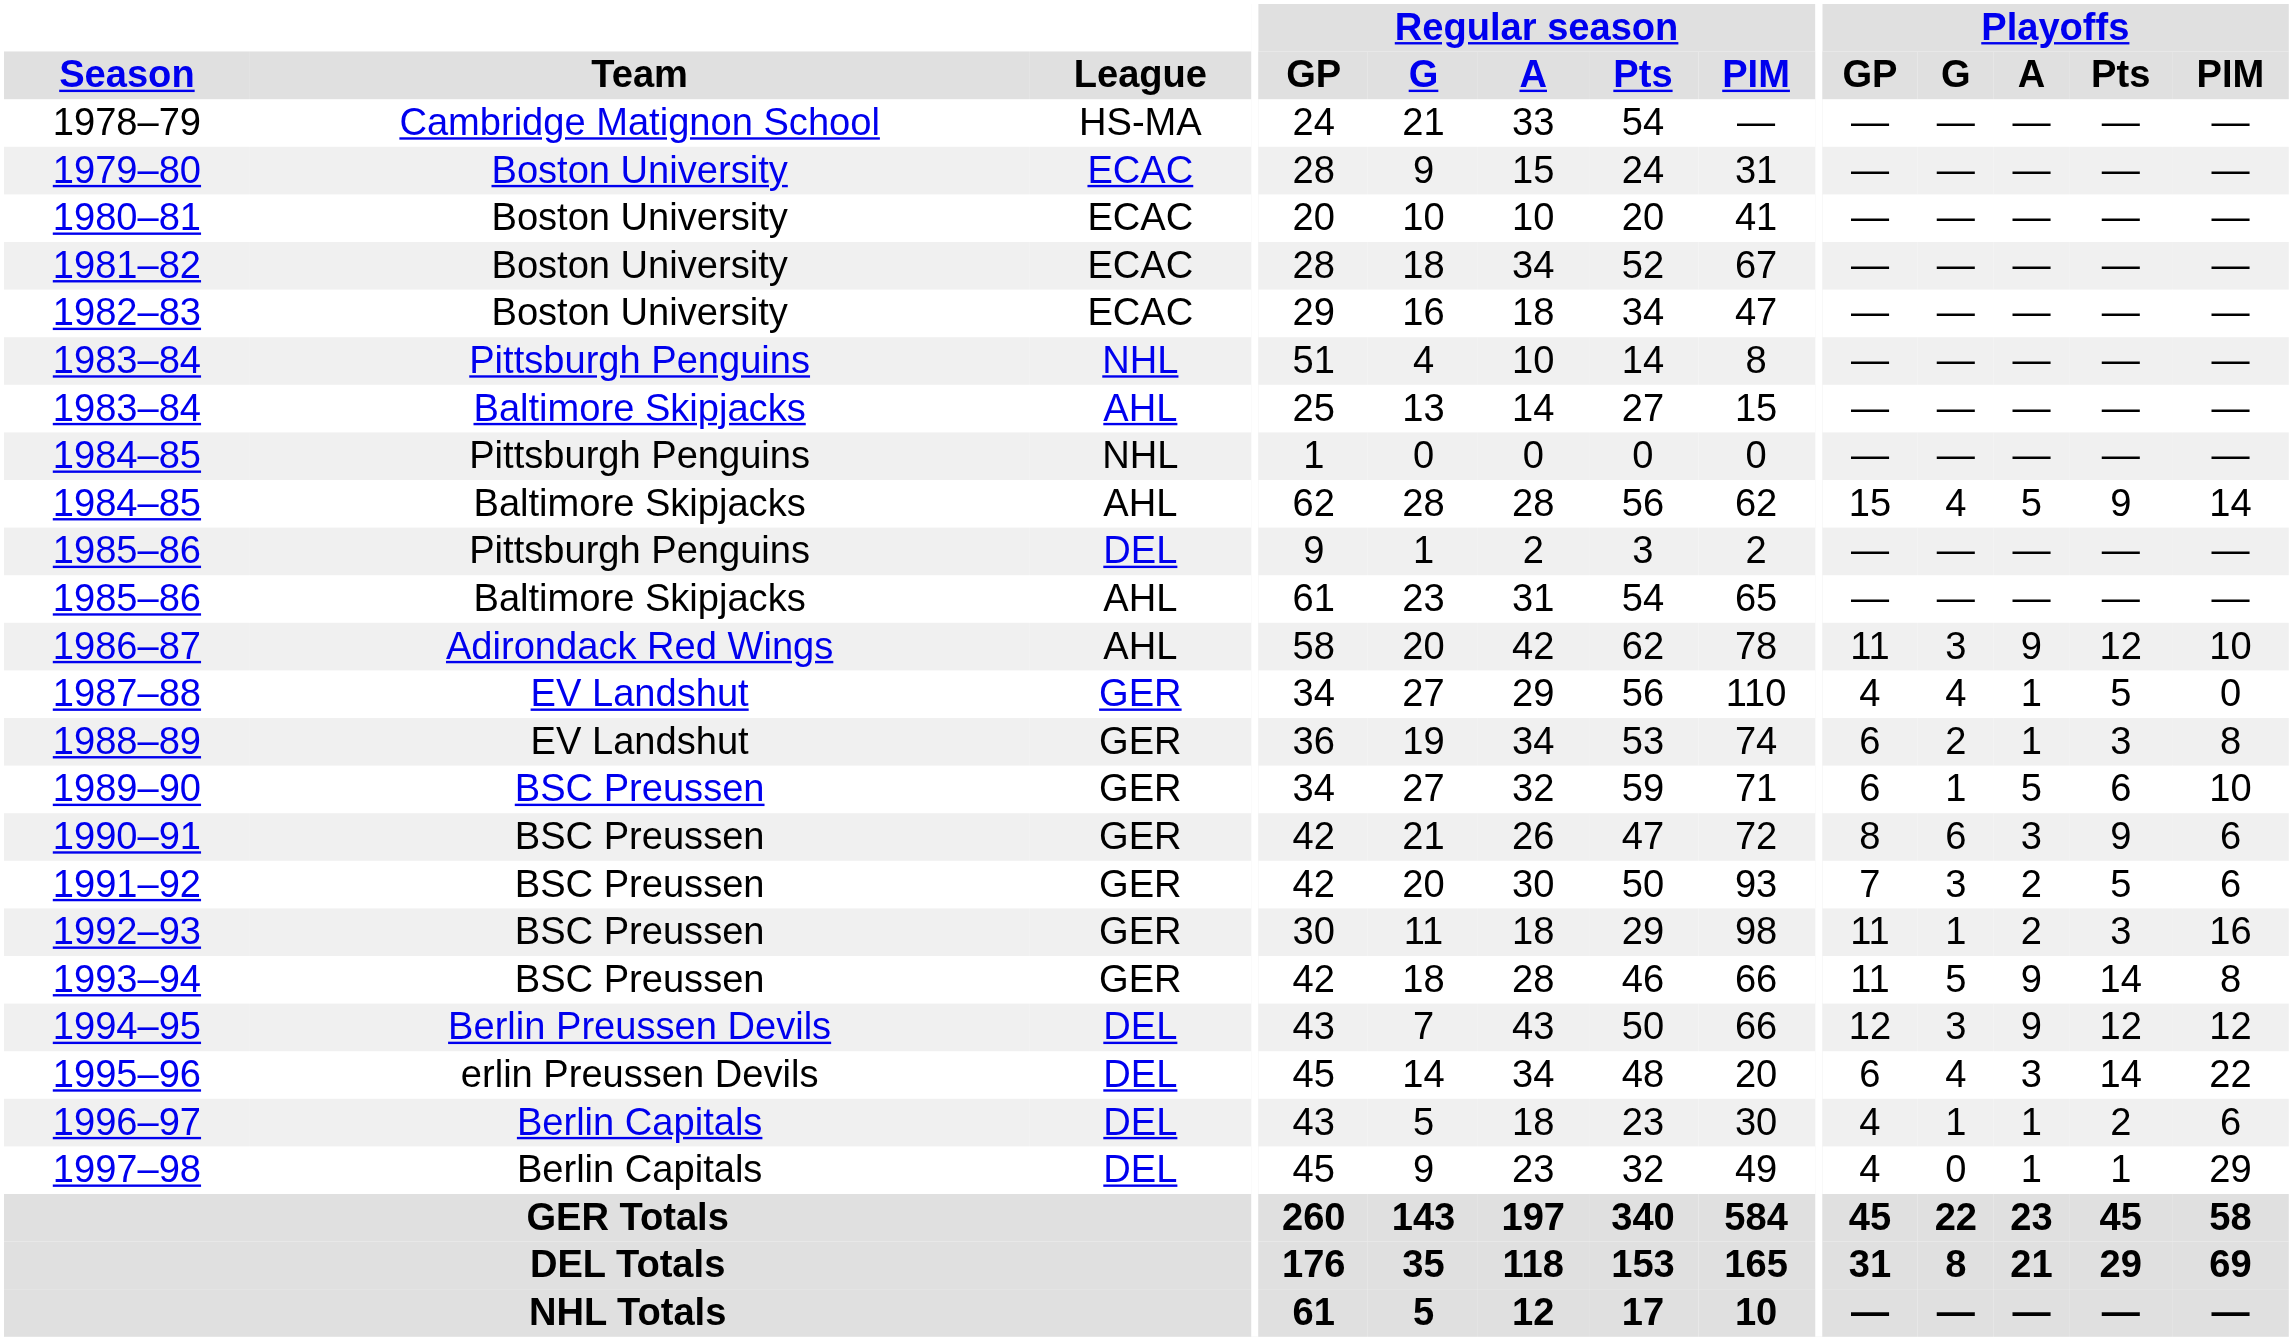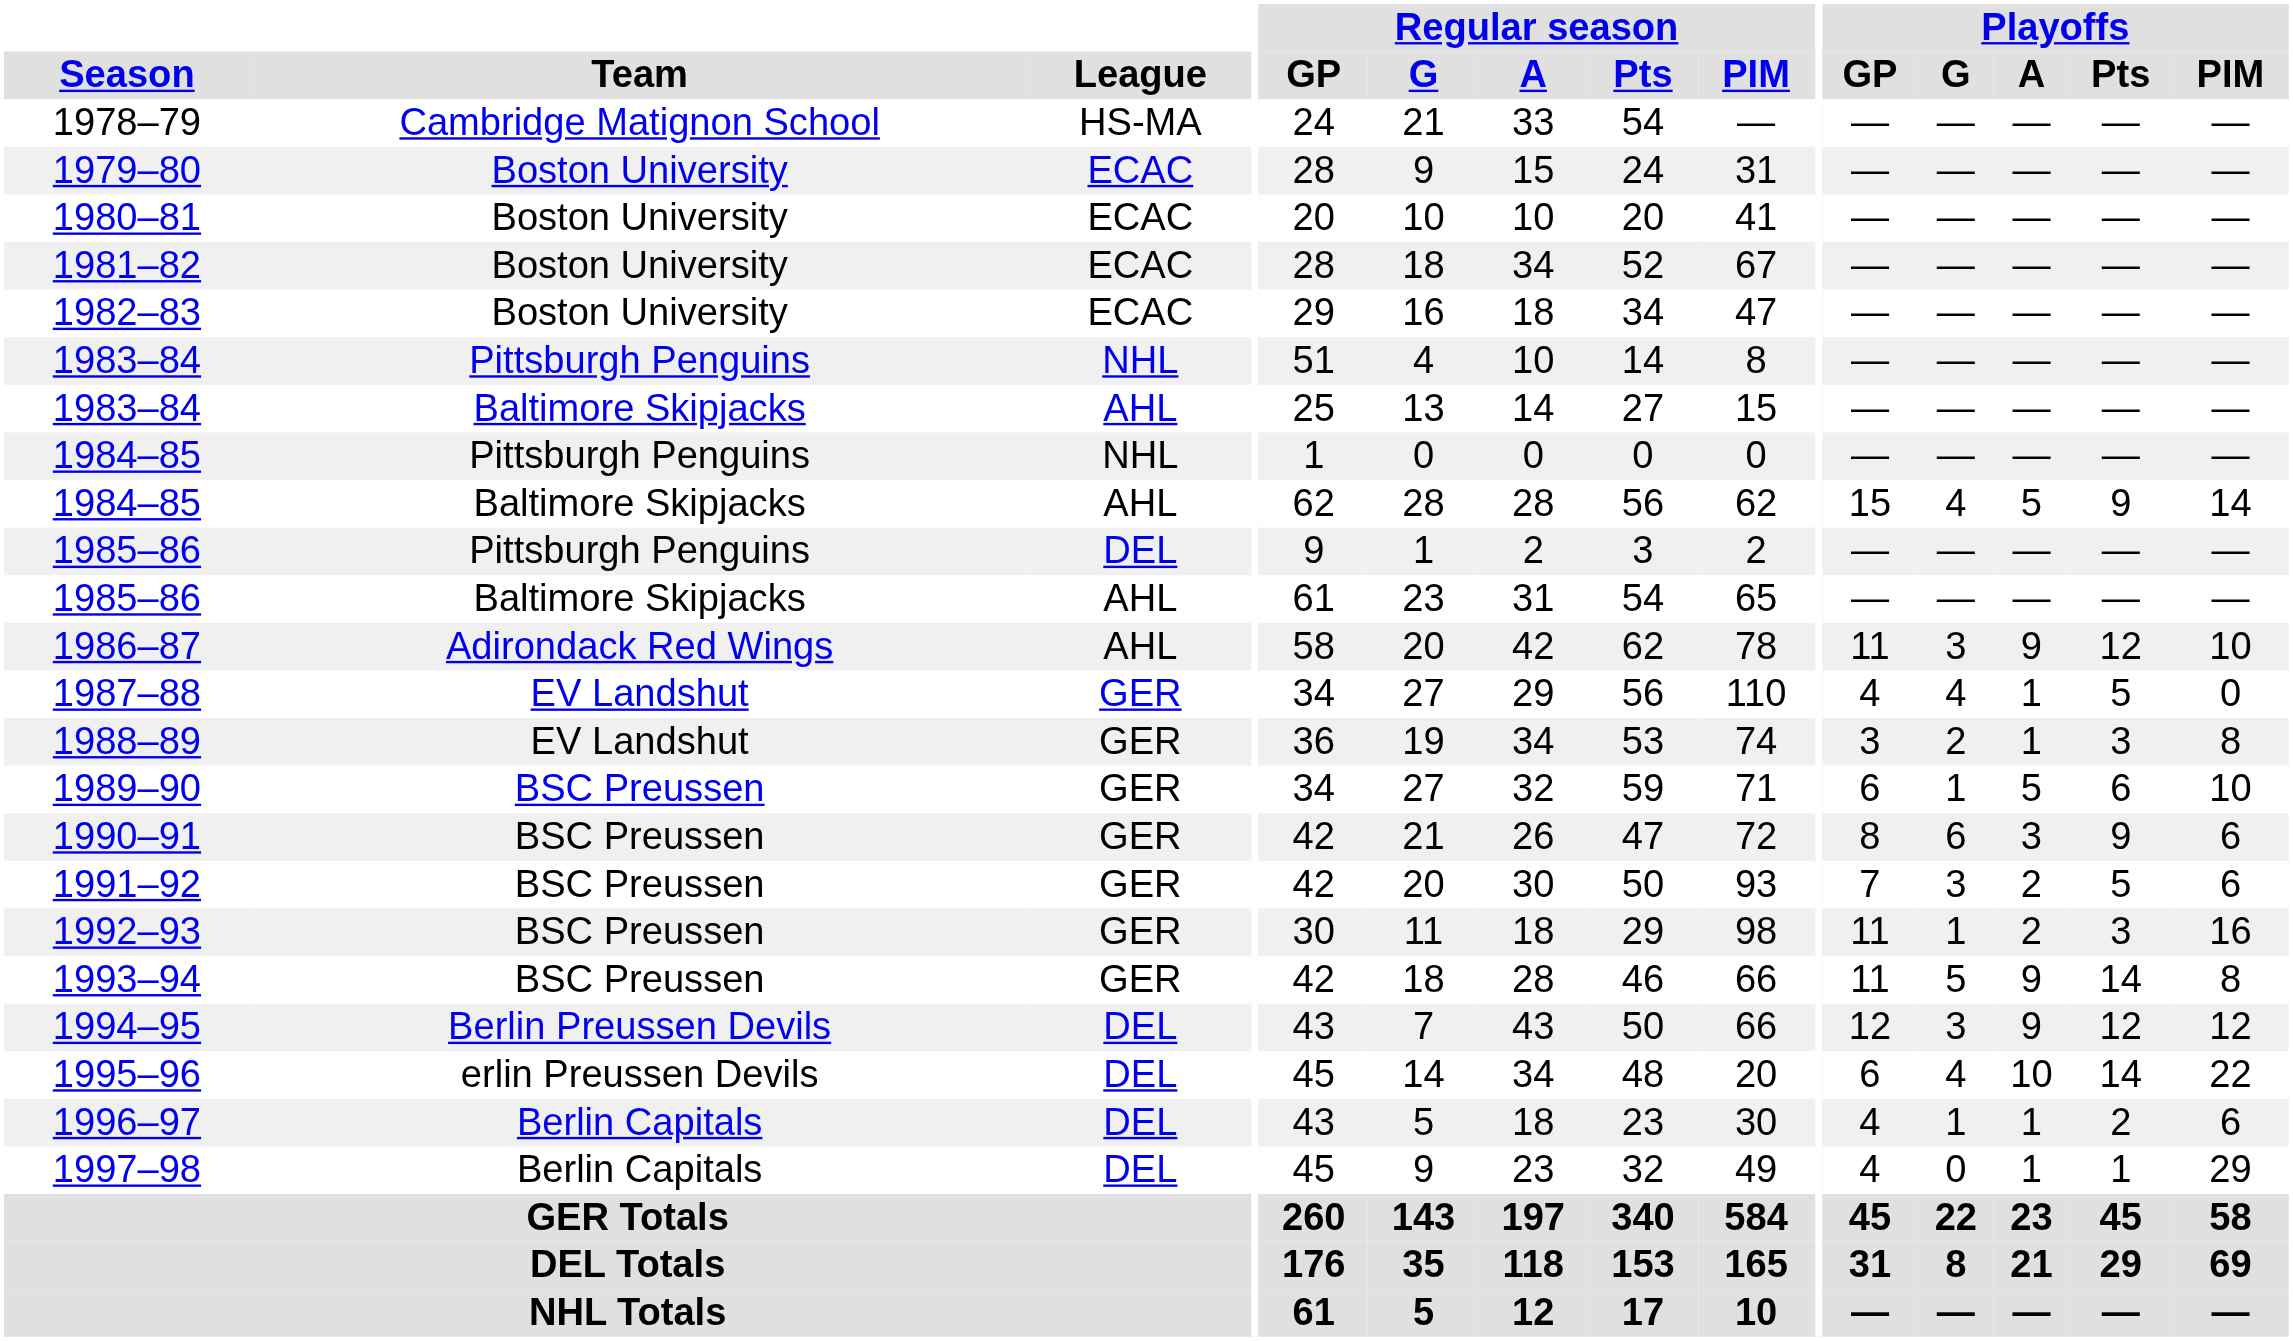(1870, 741) 6 -> (1870, 741) 3
(2031, 1074) 3 -> (2031, 1074) 10
